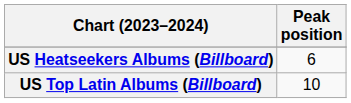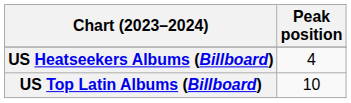(312, 60) 6 -> (312, 60) 4
